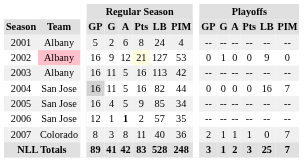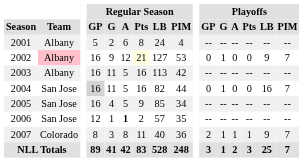(287, 57) 0 -> (287, 57) 7
(223, 88) 0 -> (223, 88) 1
(267, 134) 0 -> (267, 134) 9
